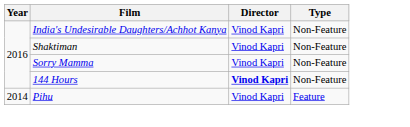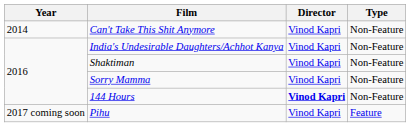+ row: (152, 29)
(17, 96) 2014 -> (46, 113) 2017 coming soon
